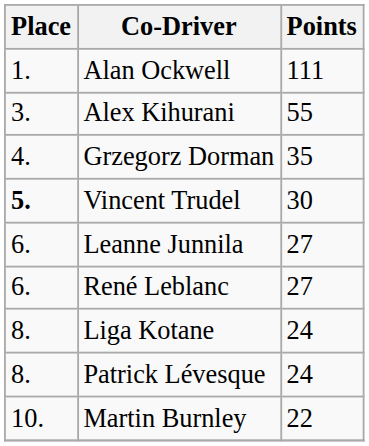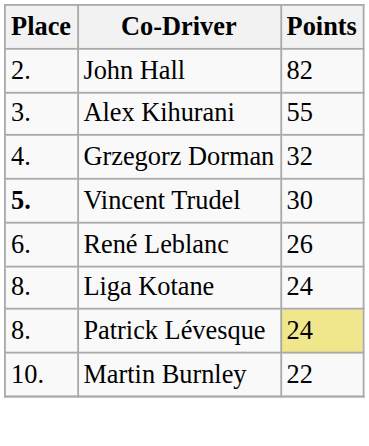- row: (157, 70)
+ row: (134, 70)
(300, 157) 35 -> (300, 157) 32
- row: (163, 243)
(300, 287) 27 -> (300, 243) 26
(300, 374) no background -> (300, 330) khaki background
